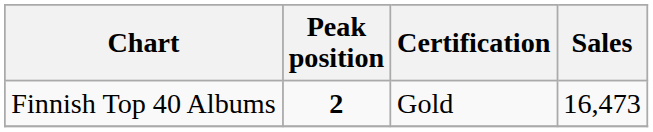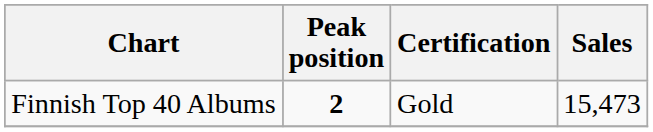(602, 103) 16,473 -> (602, 103) 15,473
